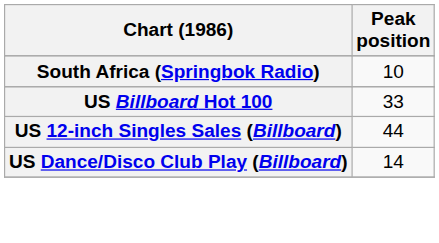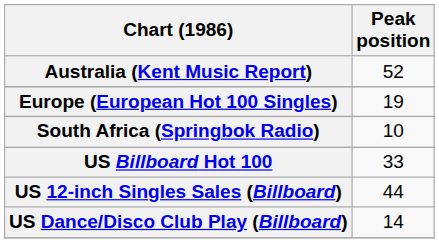+ row: (178, 71)
+ row: (178, 101)
